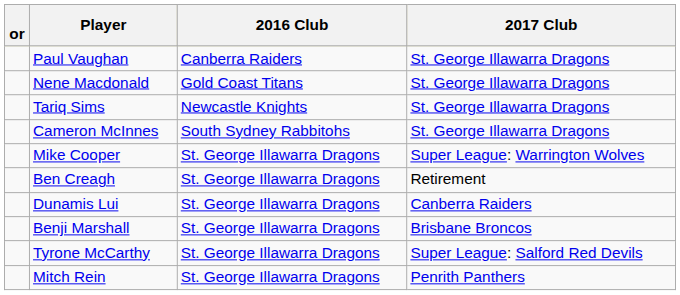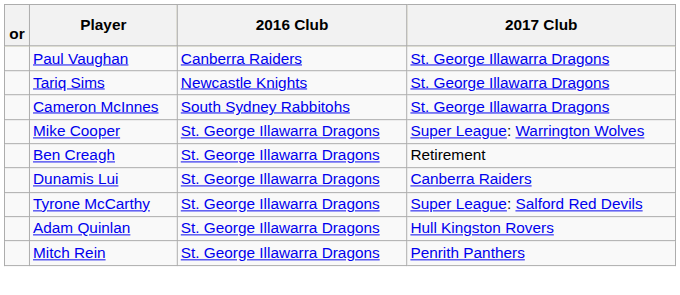- row: (91, 82)
- row: (81, 228)
+ row: (82, 228)
